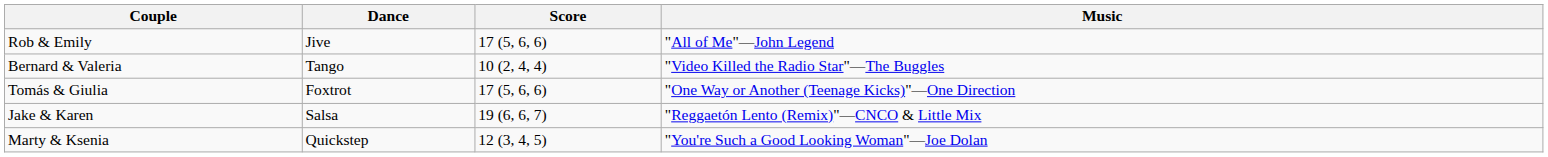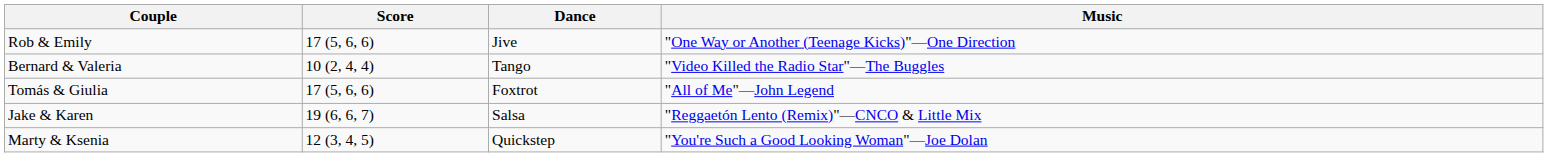columns swapped: (568, 16) <-> (388, 16)
(749, 41) "All of Me"—John Legend -> (840, 41) "One Way or Another (Teenage Kicks)"—One Direction
(840, 90) "One Way or Another (Teenage Kicks)"—One Direction -> (749, 90) "All of Me"—John Legend
